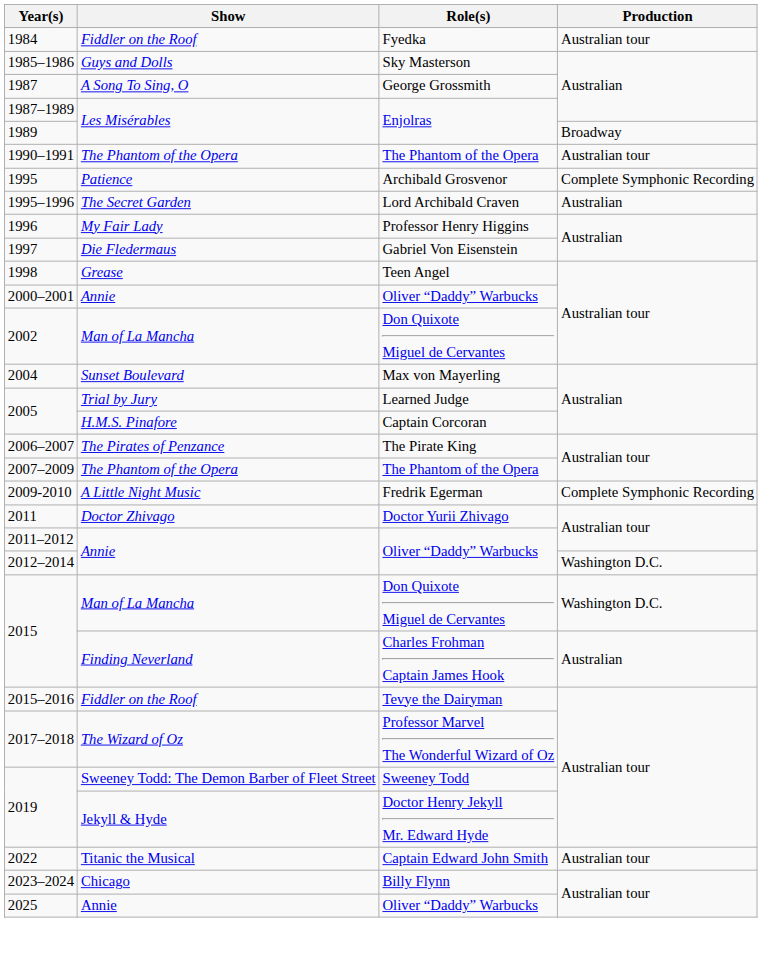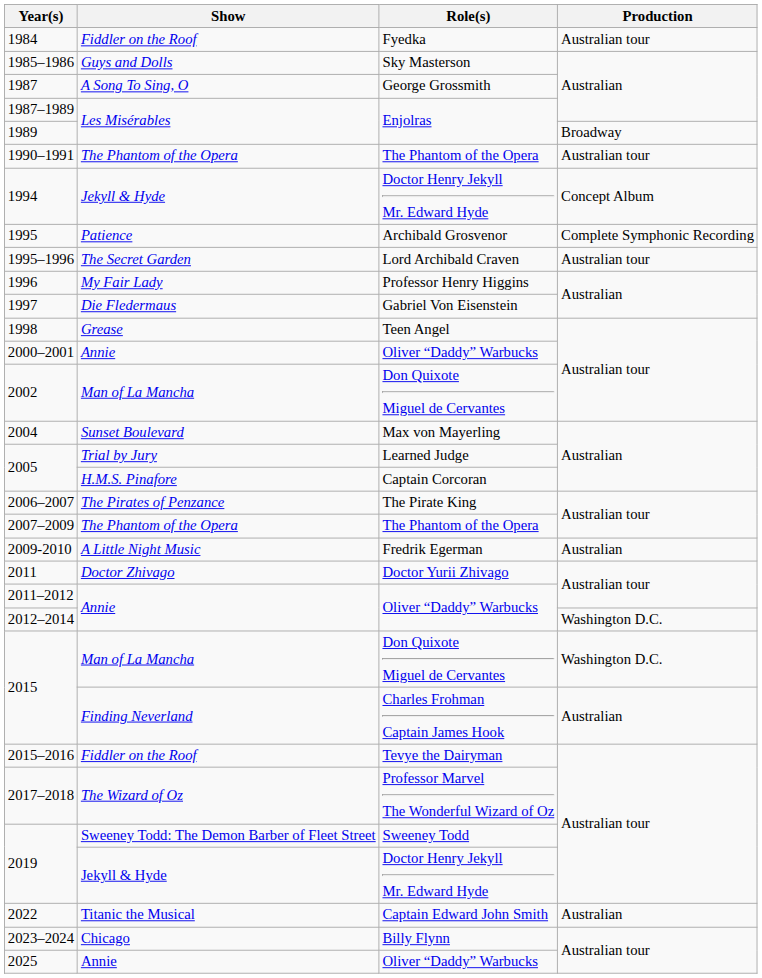+ row: (23, 196)
(592, 202) Australian -> (605, 259) Australian tour
(658, 492) Complete Symphonic Recording -> (592, 549) Australian
(605, 858) Australian tour -> (592, 915) Australian
